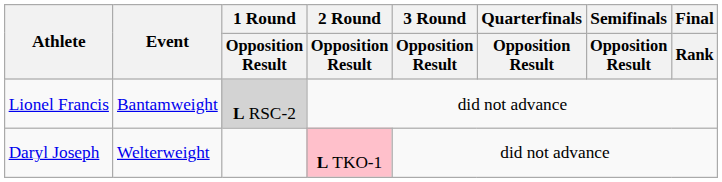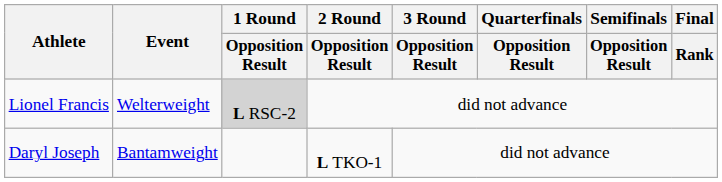(167, 104) Bantamweight -> (163, 104) Welterweight
(163, 152) Welterweight -> (167, 152) Bantamweight
(350, 163) pink background -> (350, 163) no background
